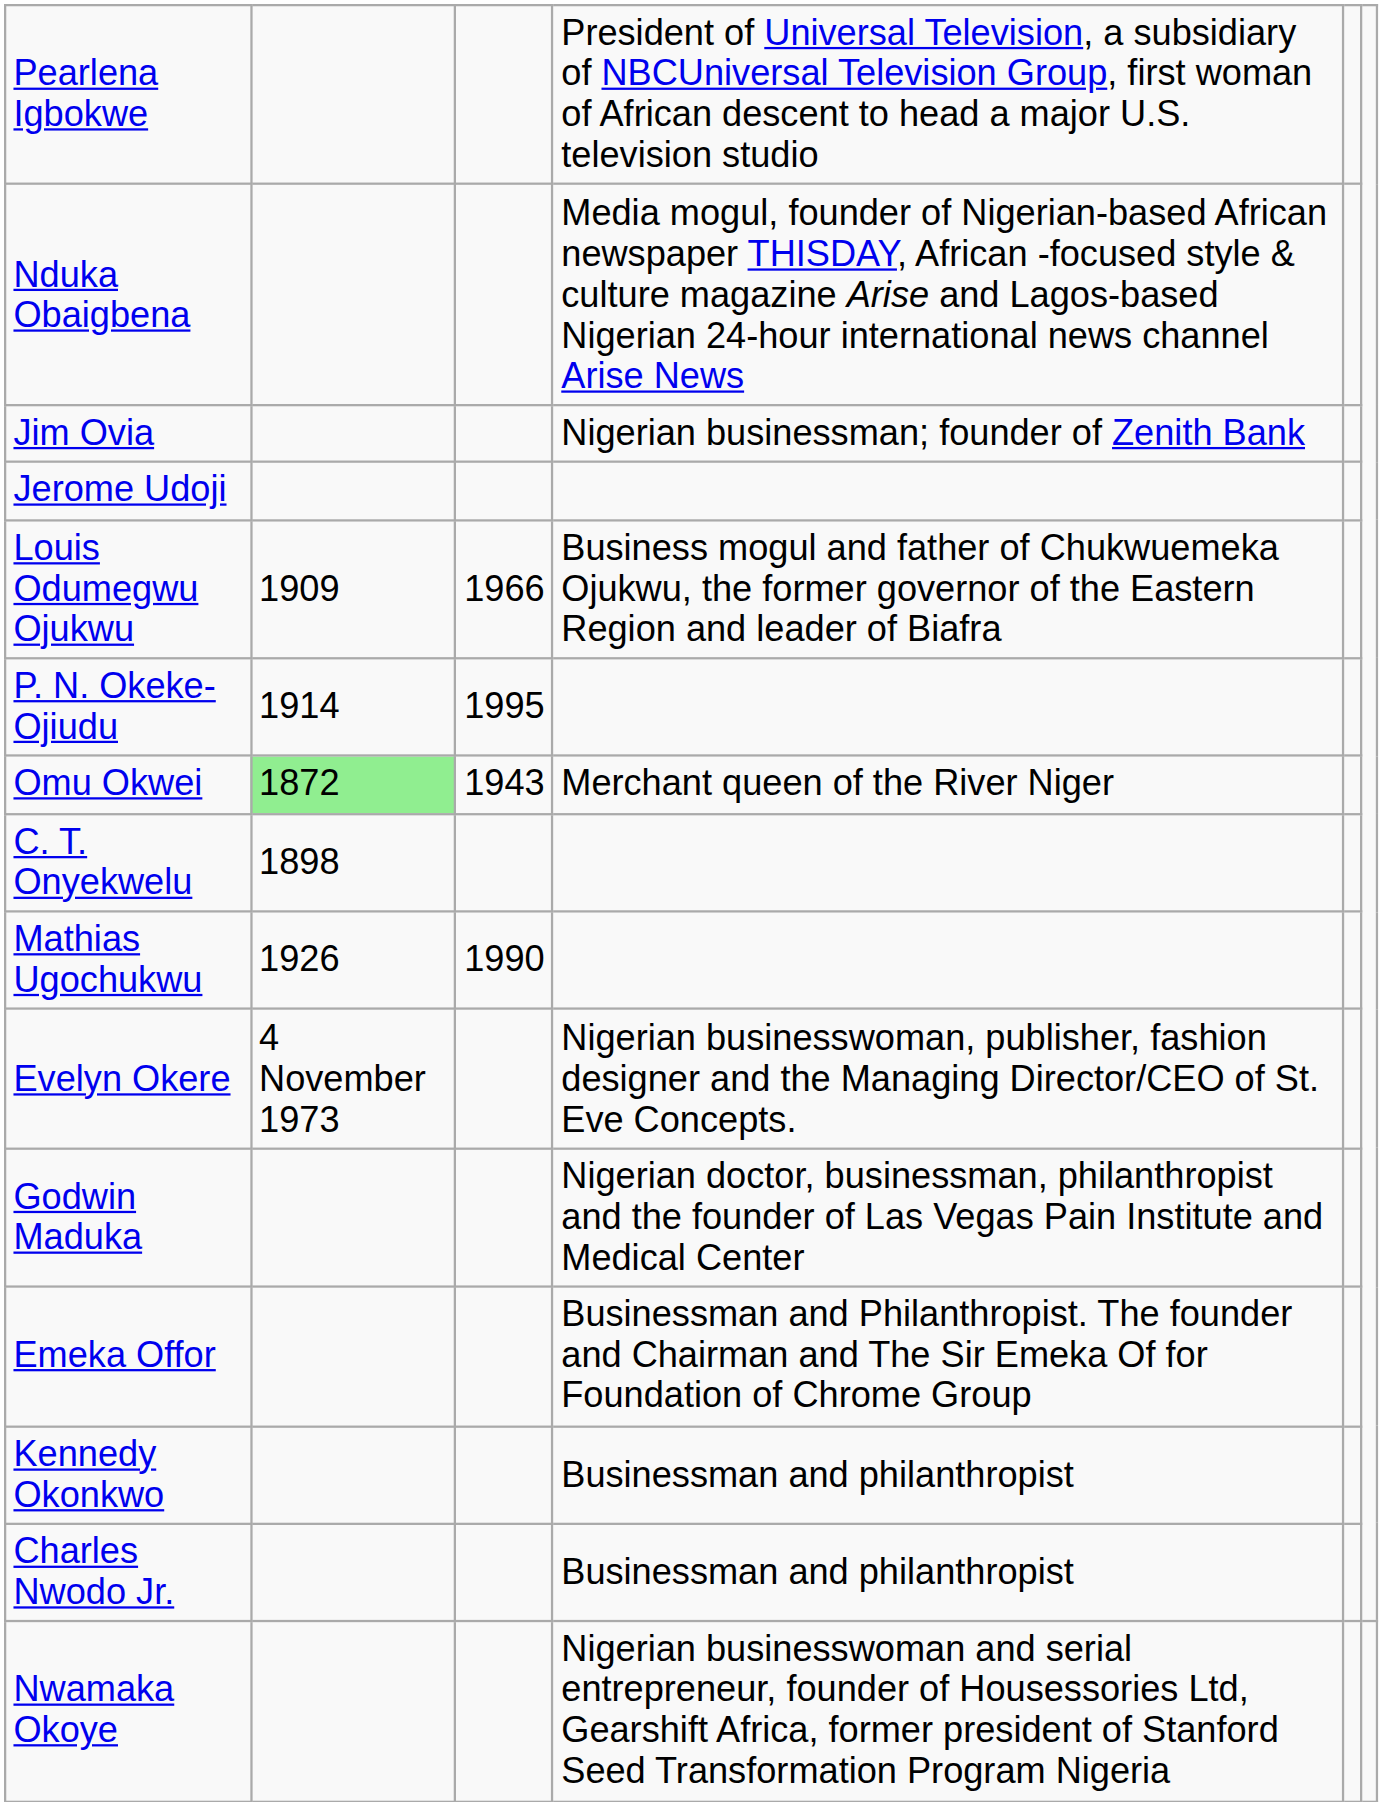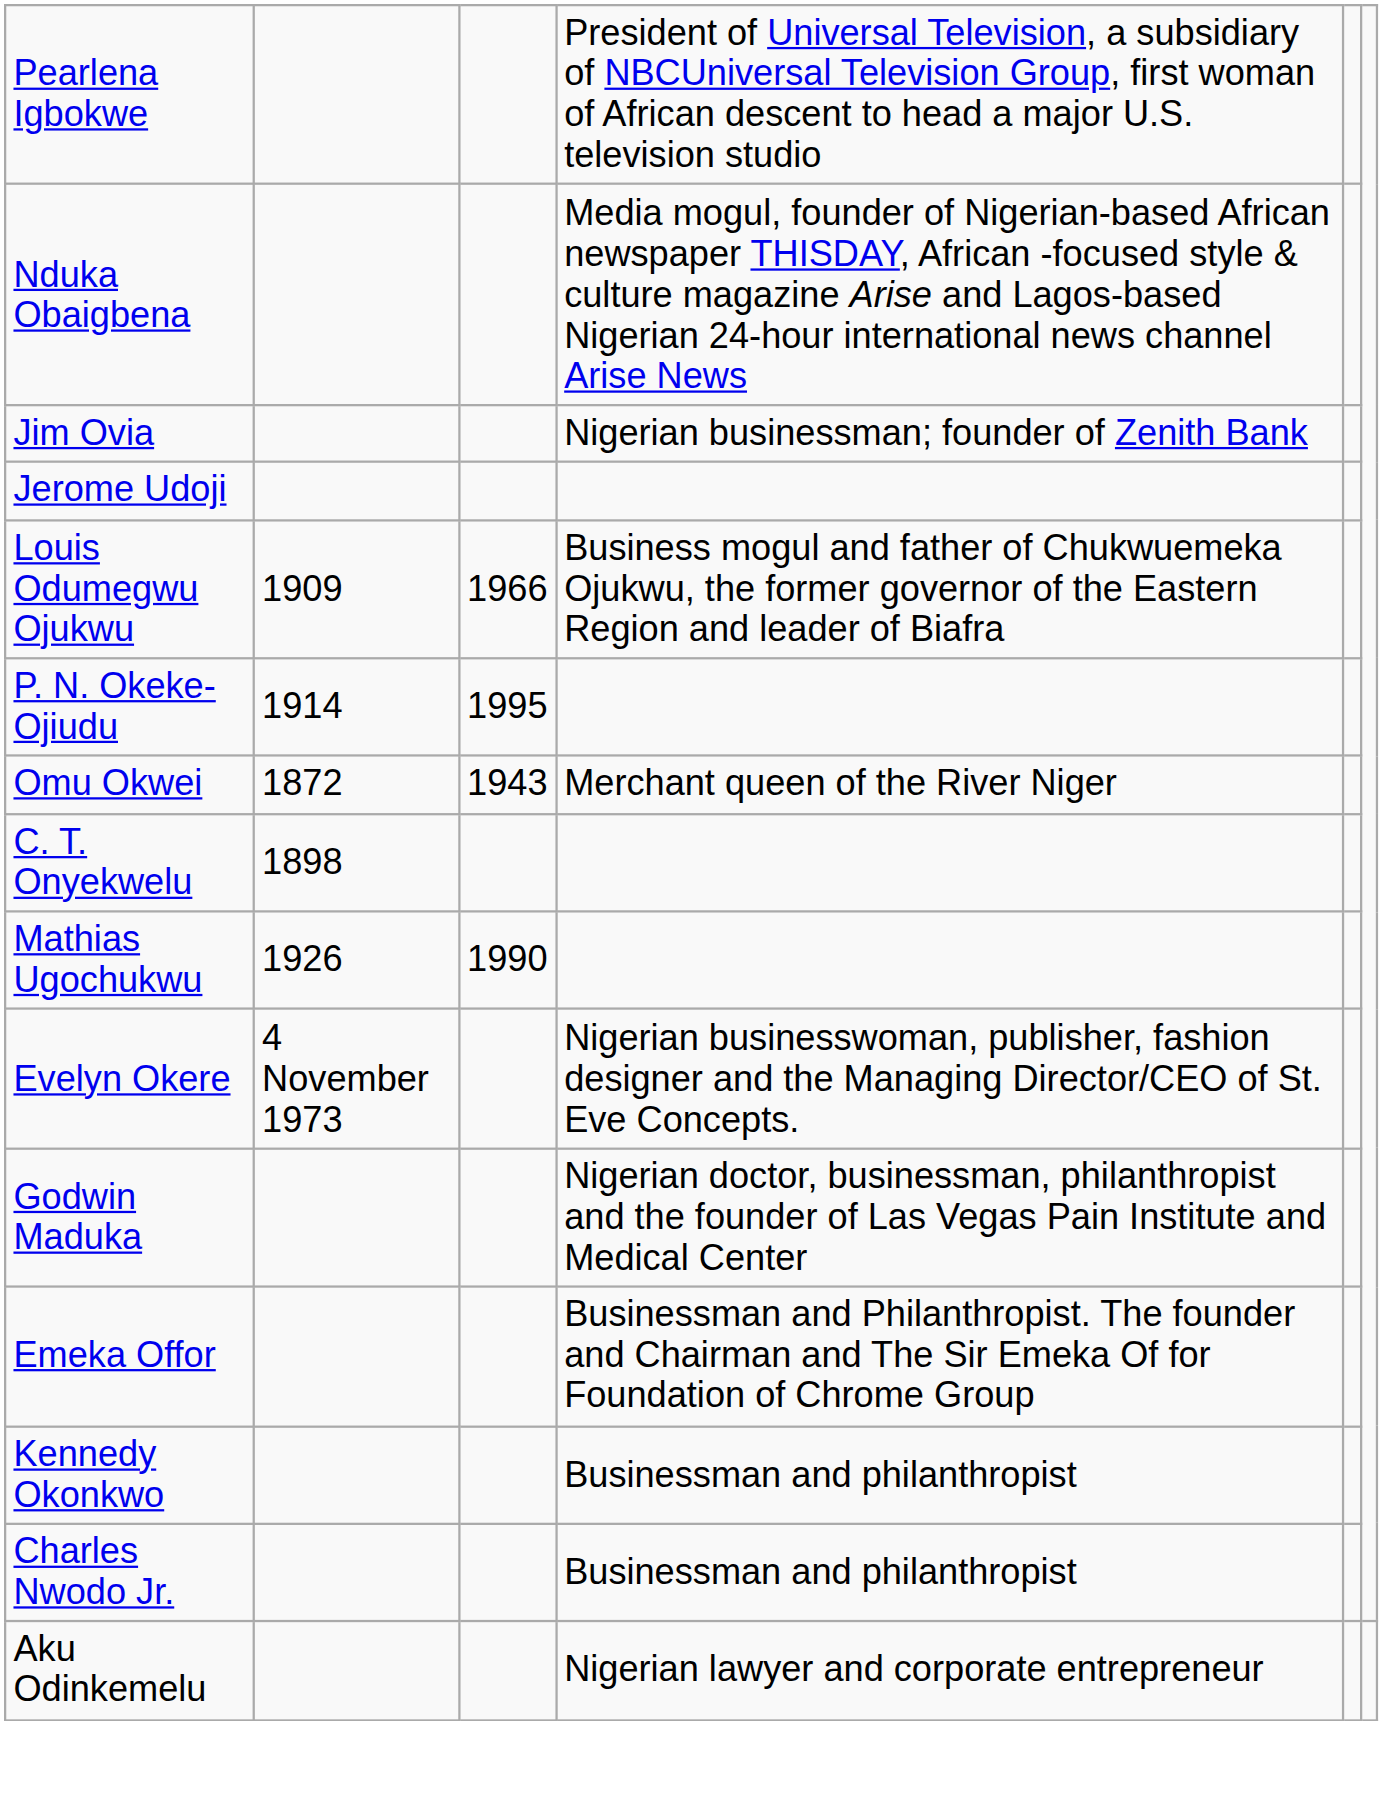(299, 784) lightgreen background -> (302, 784) no background
+ row: (110, 1669)
- row: (94, 1710)
